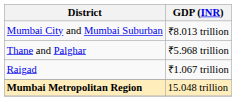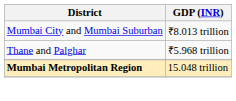- row: (22, 69)
